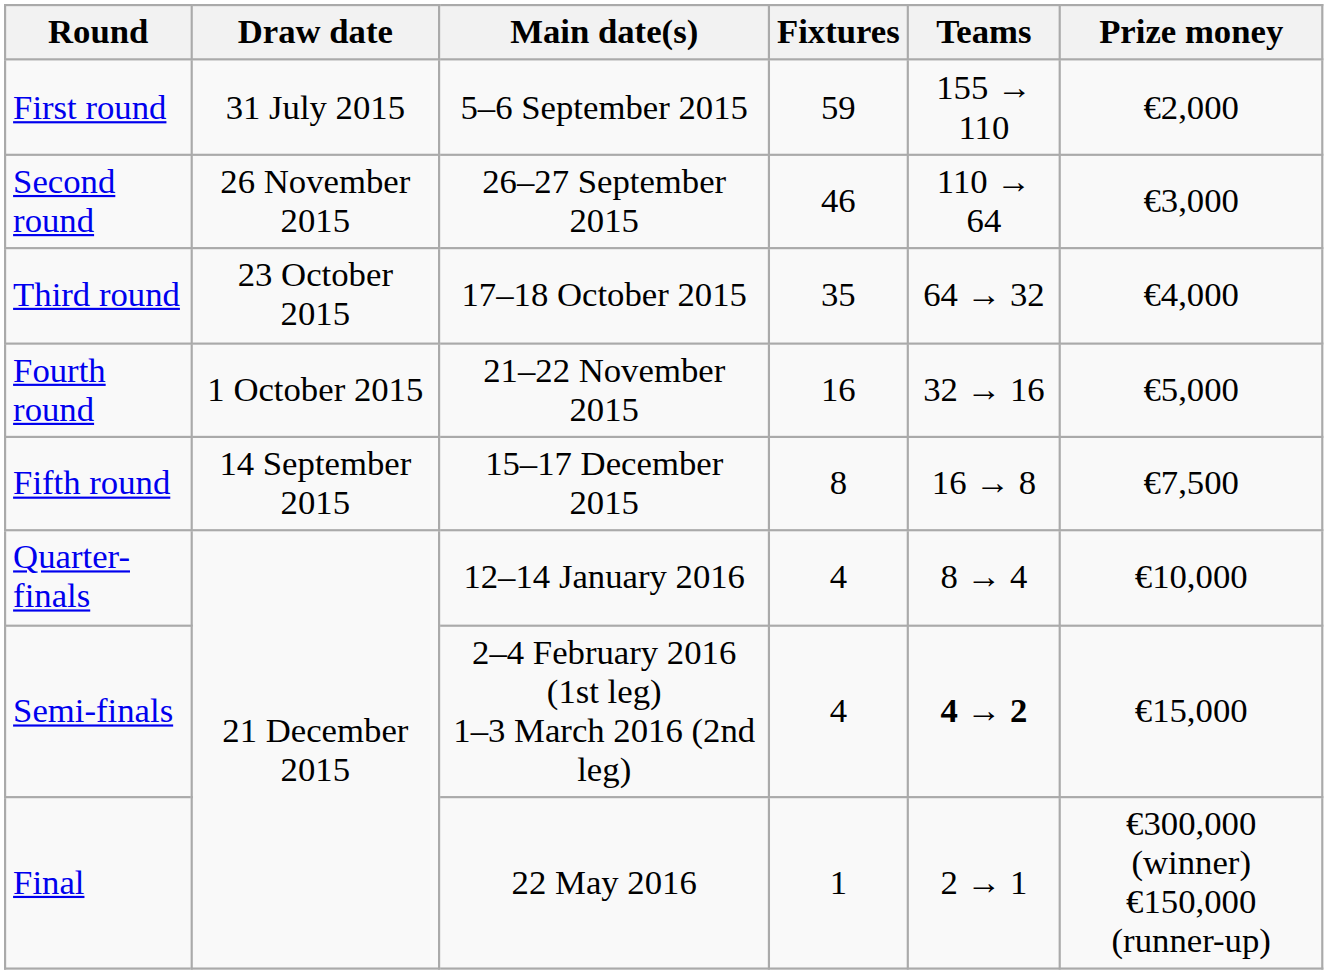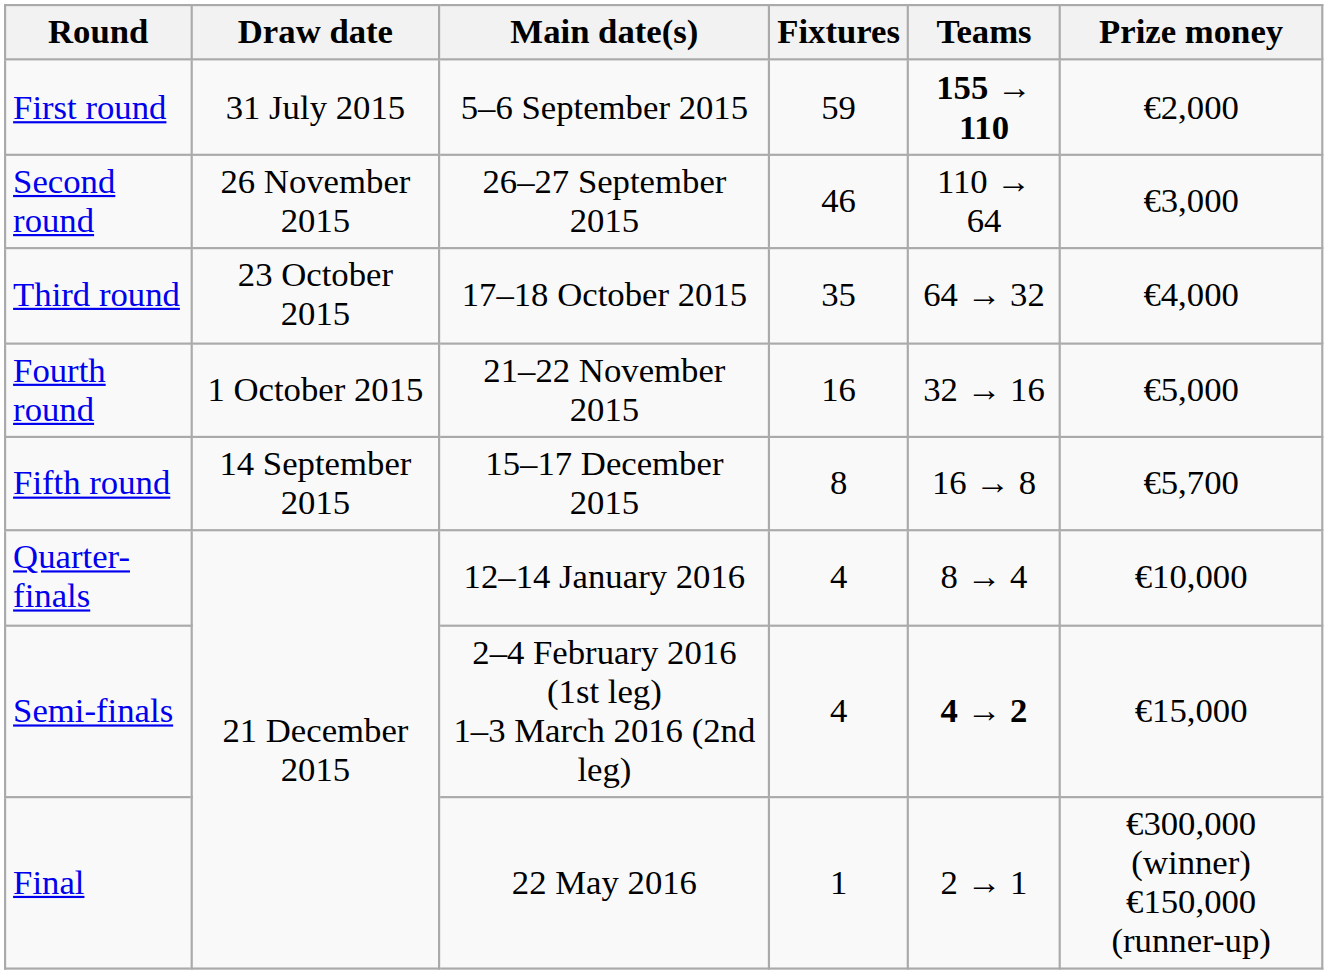(984, 106) normal -> (984, 106) bold
(1191, 483) €7,500 -> (1191, 483) €5,700
